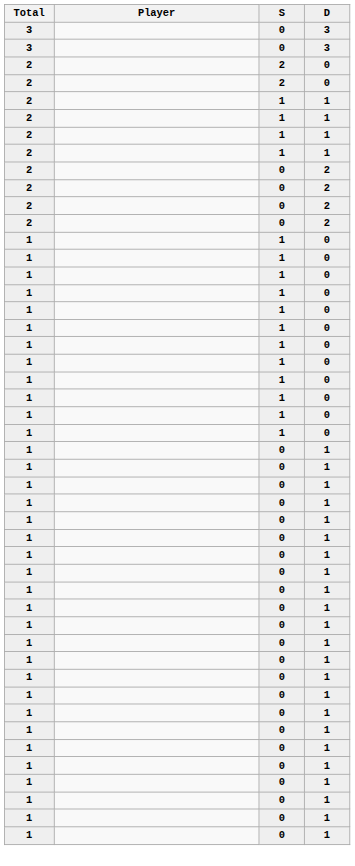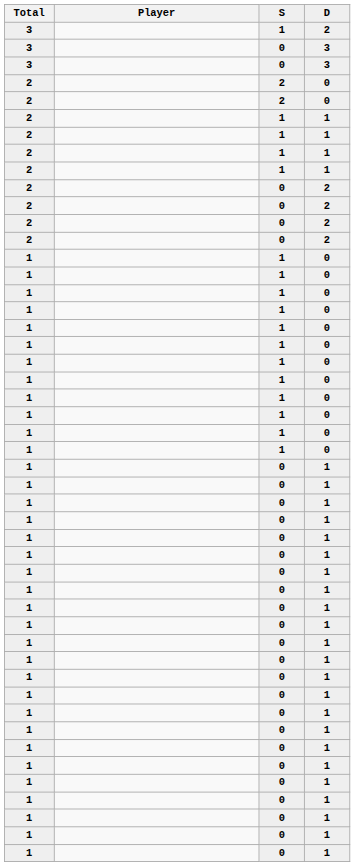+ row: (29, 30)
